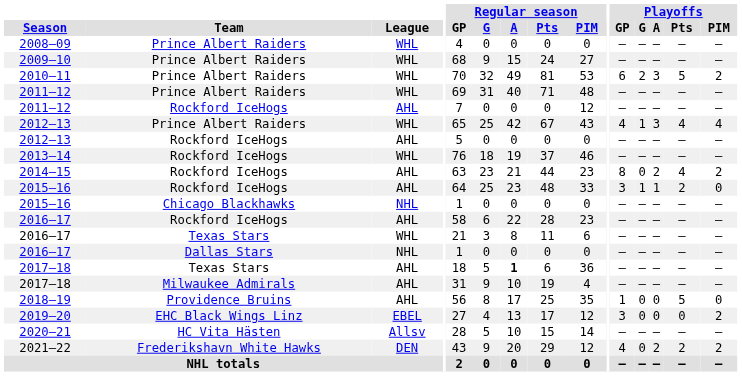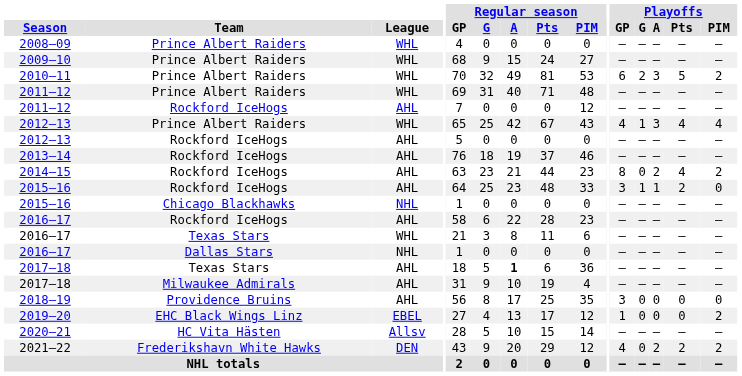(407, 156) WHL -> (407, 156) AHL
(622, 300) 1 -> (622, 300) 3
(682, 300) 5 -> (682, 300) 0
(622, 316) 3 -> (622, 316) 1
